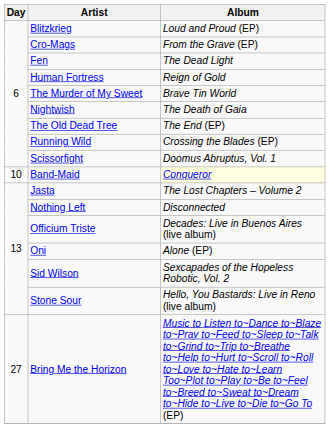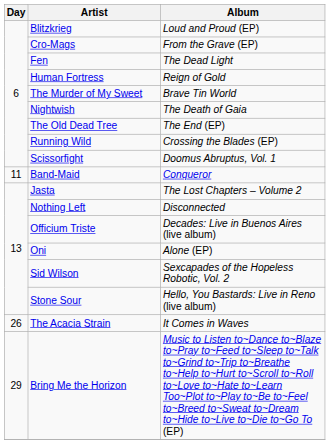(16, 175) 10 -> (16, 175) 11
(187, 175) lightyellow background -> (187, 175) no background
+ row: (70, 323)
(16, 369) 27 -> (16, 385) 29
